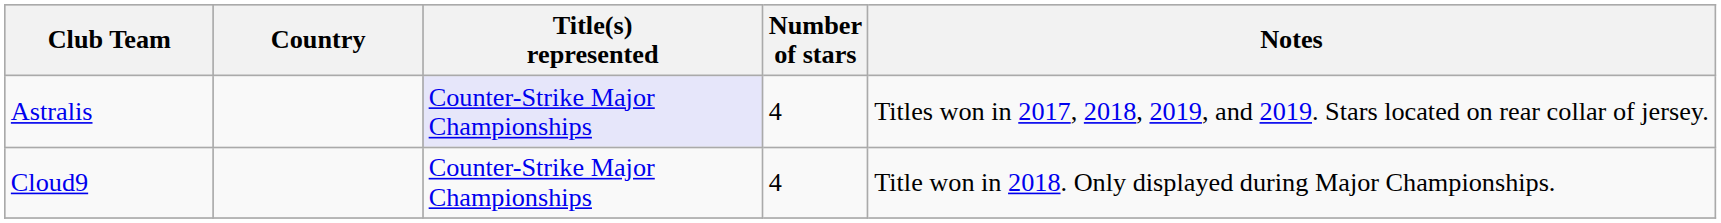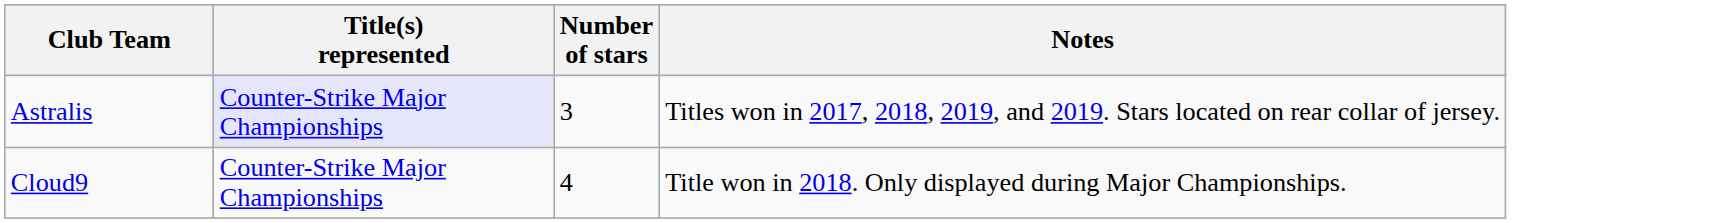- column: (318, 40)
(775, 111) 4 -> (566, 111) 3
